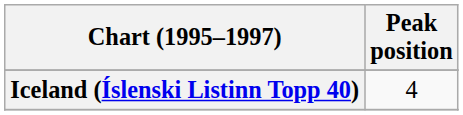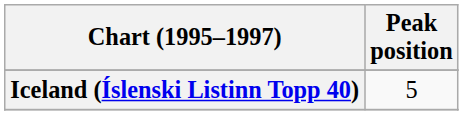(412, 89) 4 -> (412, 89) 5
